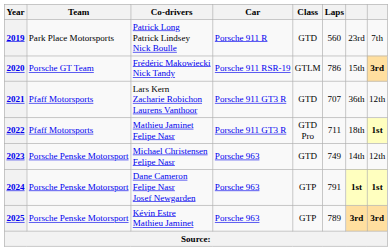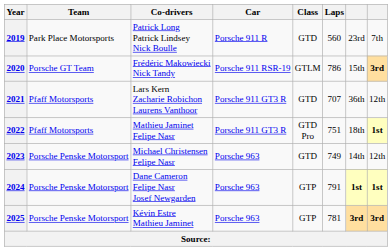(334, 131) 711 -> (334, 131) 751
(334, 218) 789 -> (334, 218) 781
